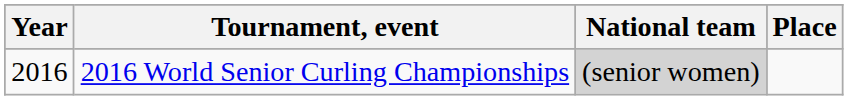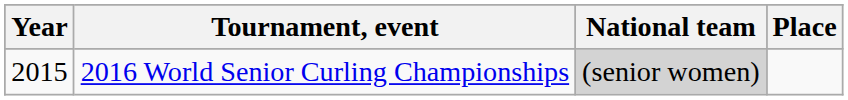(40, 71) 2016 -> (40, 71) 2015
